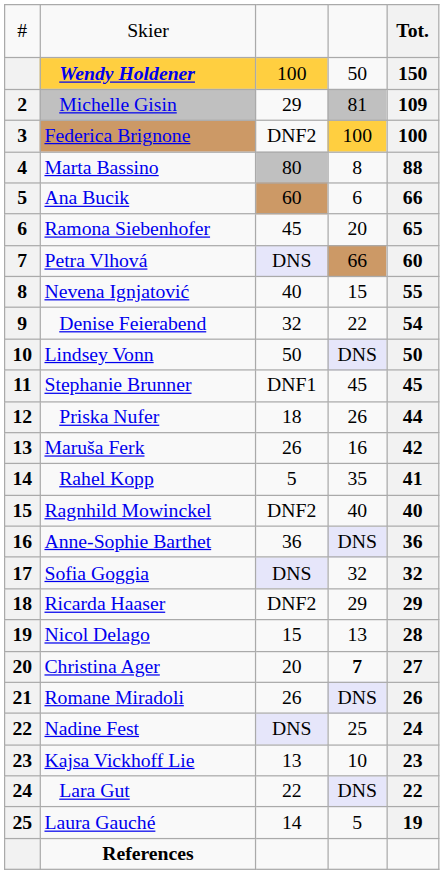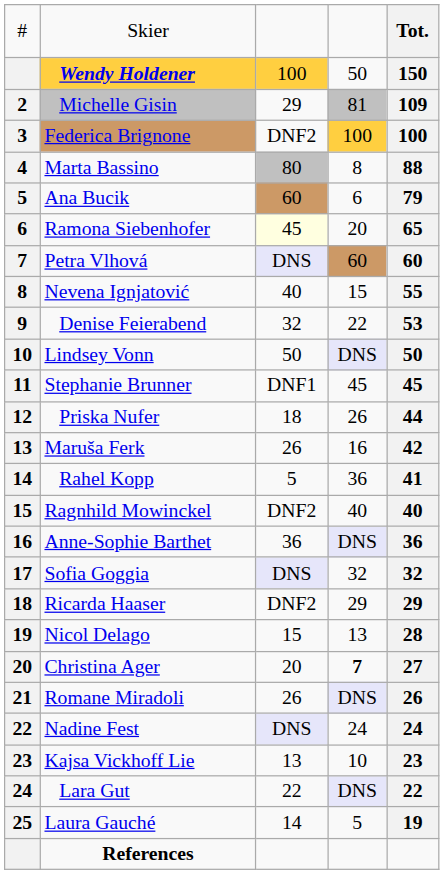(413, 198) 66 -> (413, 198) 79
(292, 229) no background -> (292, 229) lightyellow background
(357, 260) 66 -> (357, 260) 60
(413, 323) 54 -> (413, 323) 53
(357, 479) 35 -> (357, 479) 36
(357, 728) 25 -> (357, 728) 24
